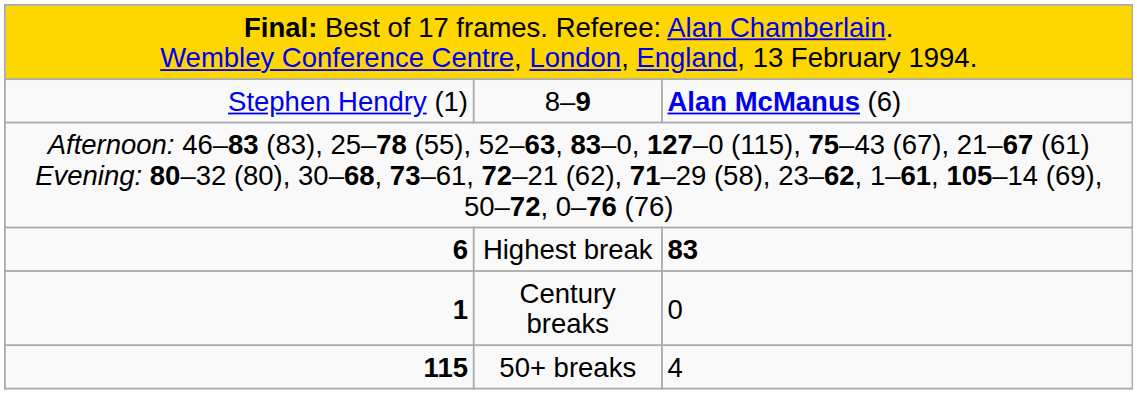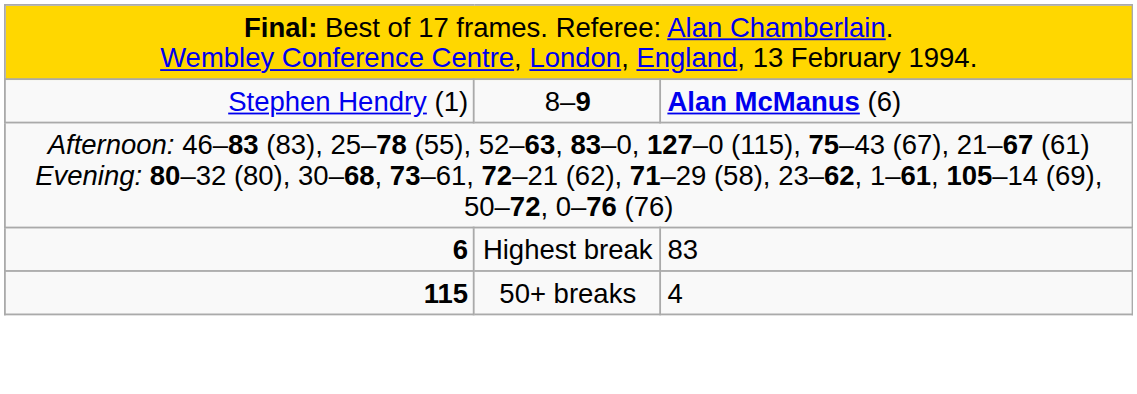(683, 250) bold -> (683, 250) normal
- row: (568, 309)
